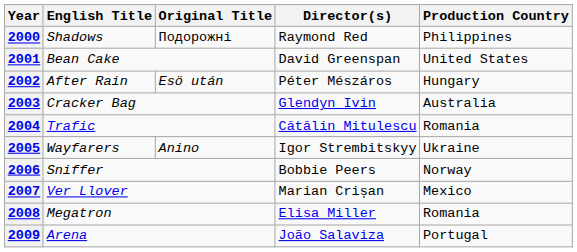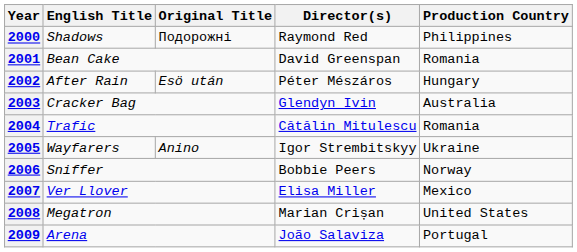(476, 60) United States -> (451, 60) Romania
(331, 192) Marian Crișan -> (327, 192) Elisa Miller
(327, 214) Elisa Miller -> (331, 214) Marian Crișan
(451, 214) Romania -> (476, 214) United States
